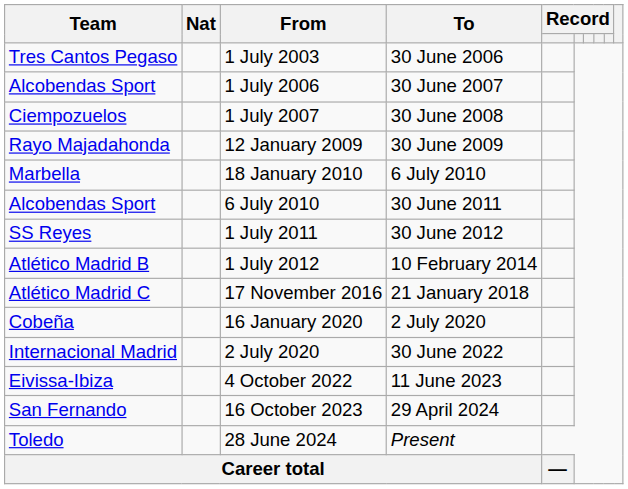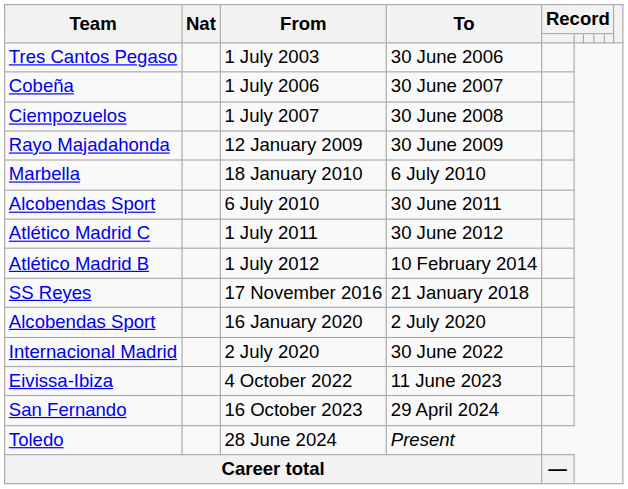(82, 86) Alcobendas Sport -> (41, 86) Cobeña
(50, 233) SS Reyes -> (80, 233) Atlético Madrid C
(80, 292) Atlético Madrid C -> (50, 292) SS Reyes
(41, 322) Cobeña -> (82, 322) Alcobendas Sport
